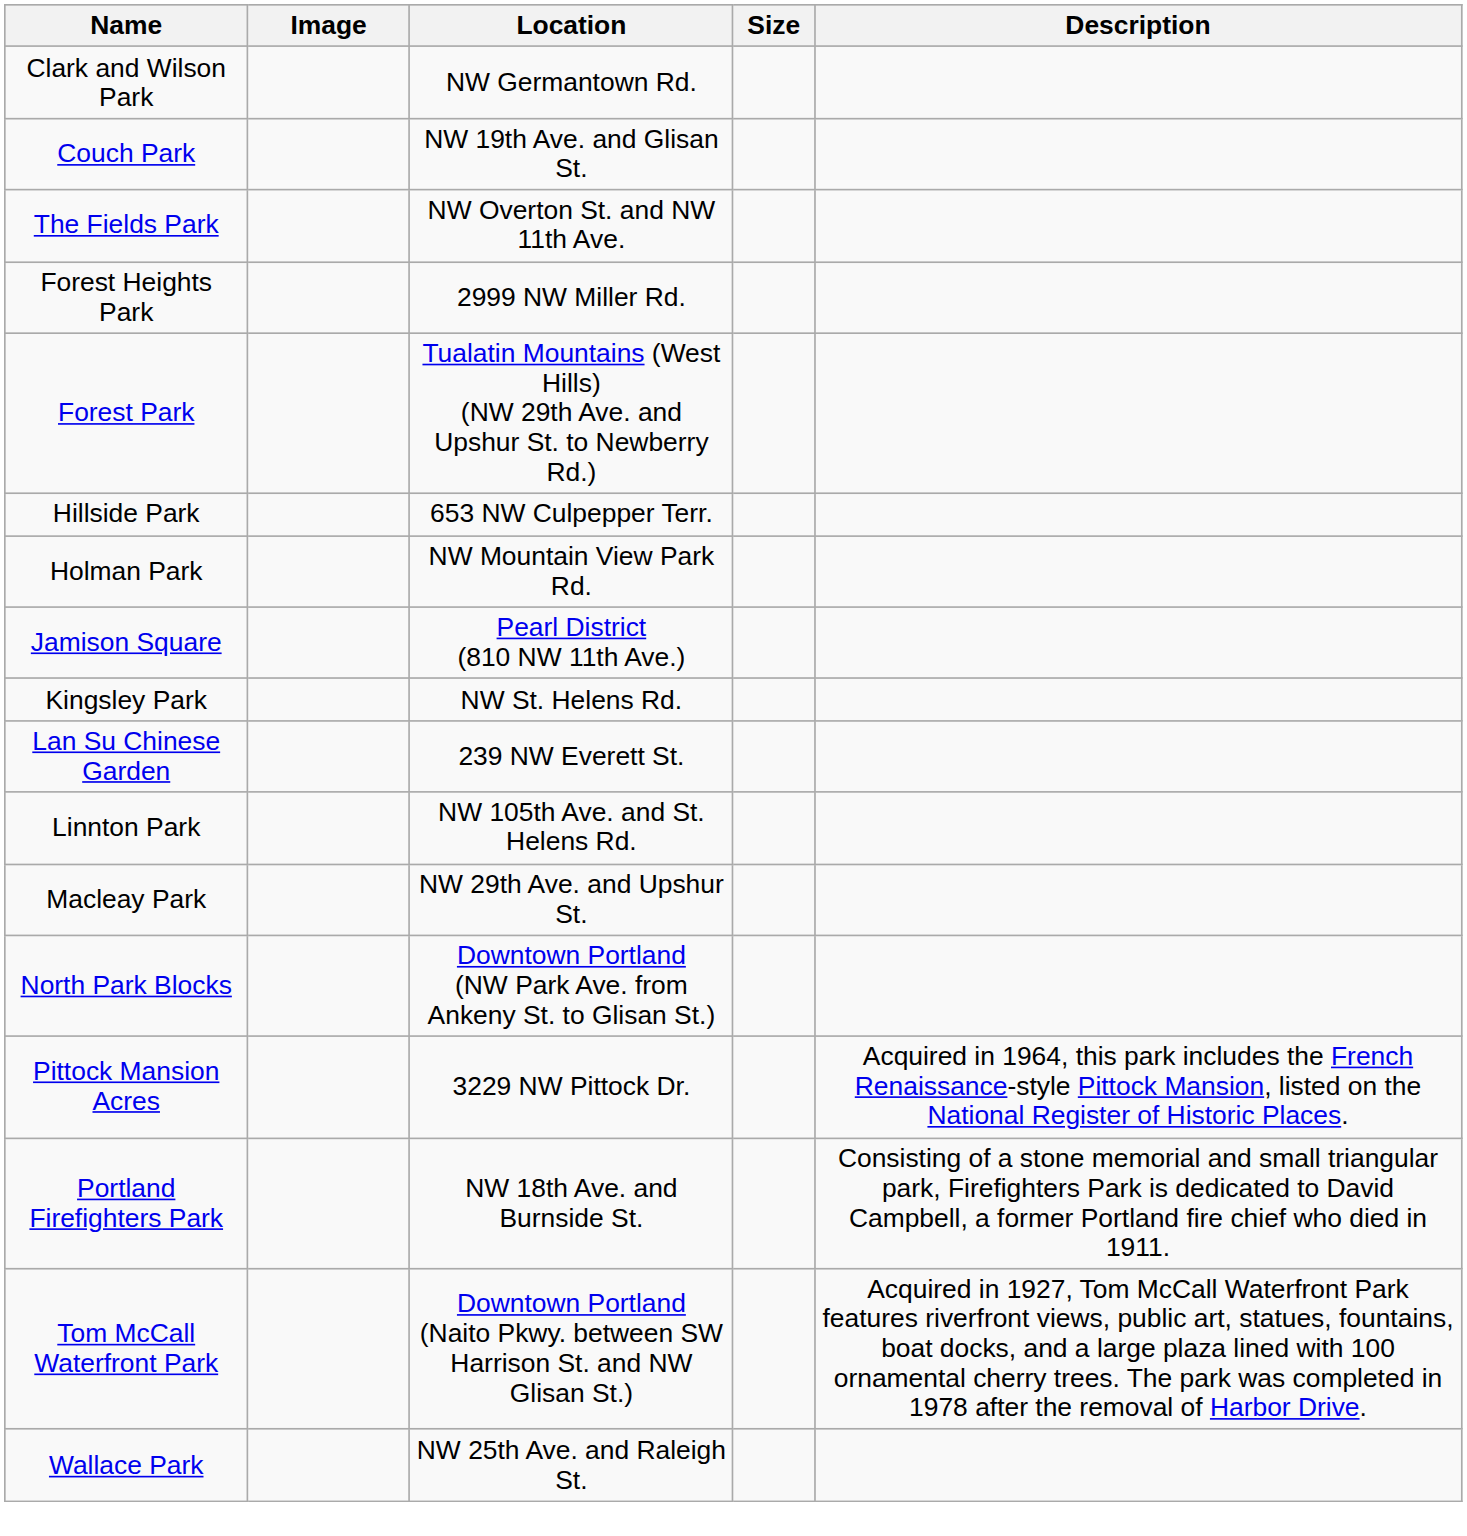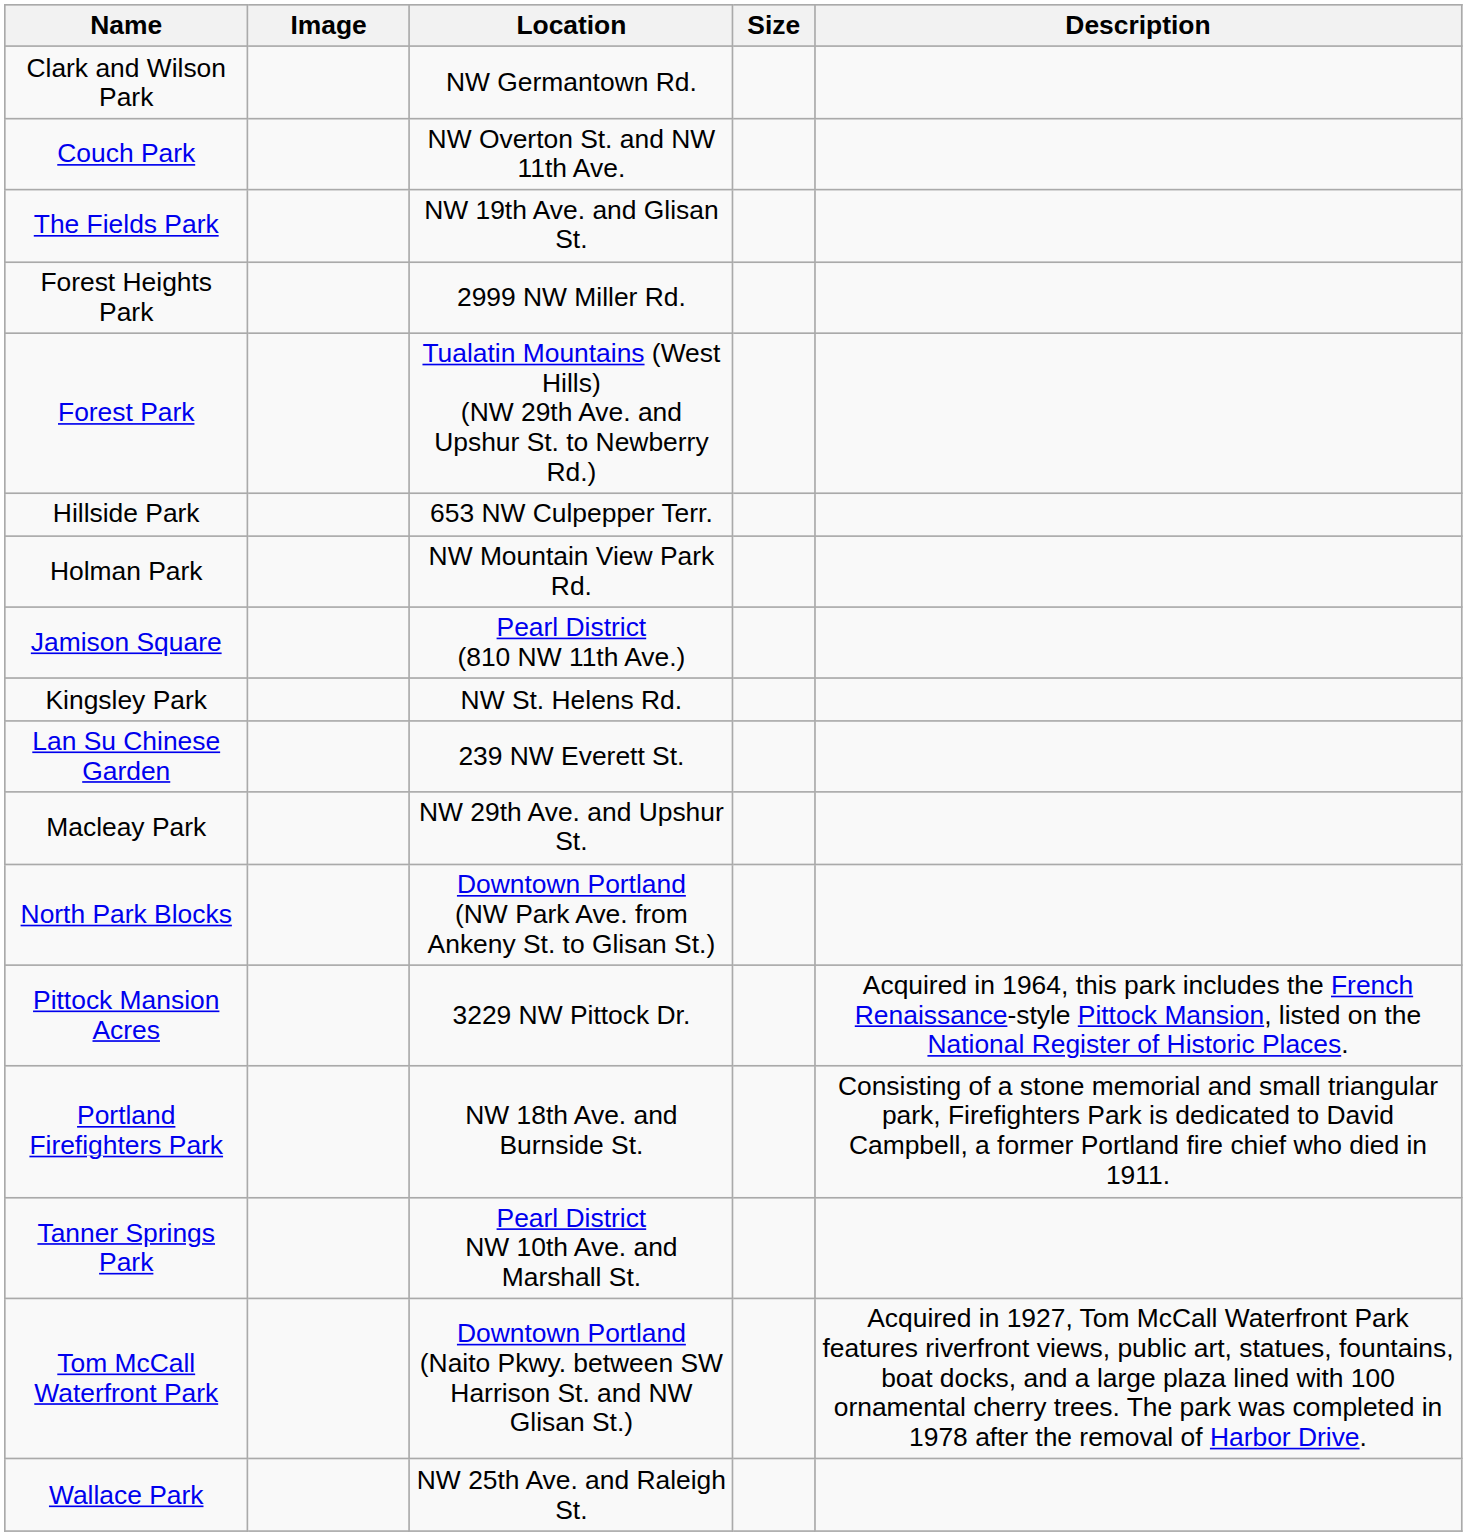(571, 153) NW 19th Ave. and Glisan St. -> (571, 153) NW Overton St. and NW 11th Ave.
(571, 225) NW Overton St. and NW 11th Ave. -> (571, 225) NW 19th Ave. and Glisan St.
- row: (126, 827)
+ row: (126, 1247)
